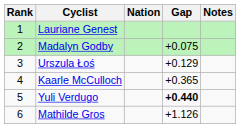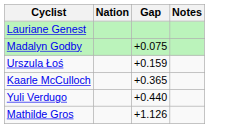- column: (20, 13)
(182, 64) +0.129 -> (151, 64) +0.159
(182, 98) bold -> (151, 98) normal
